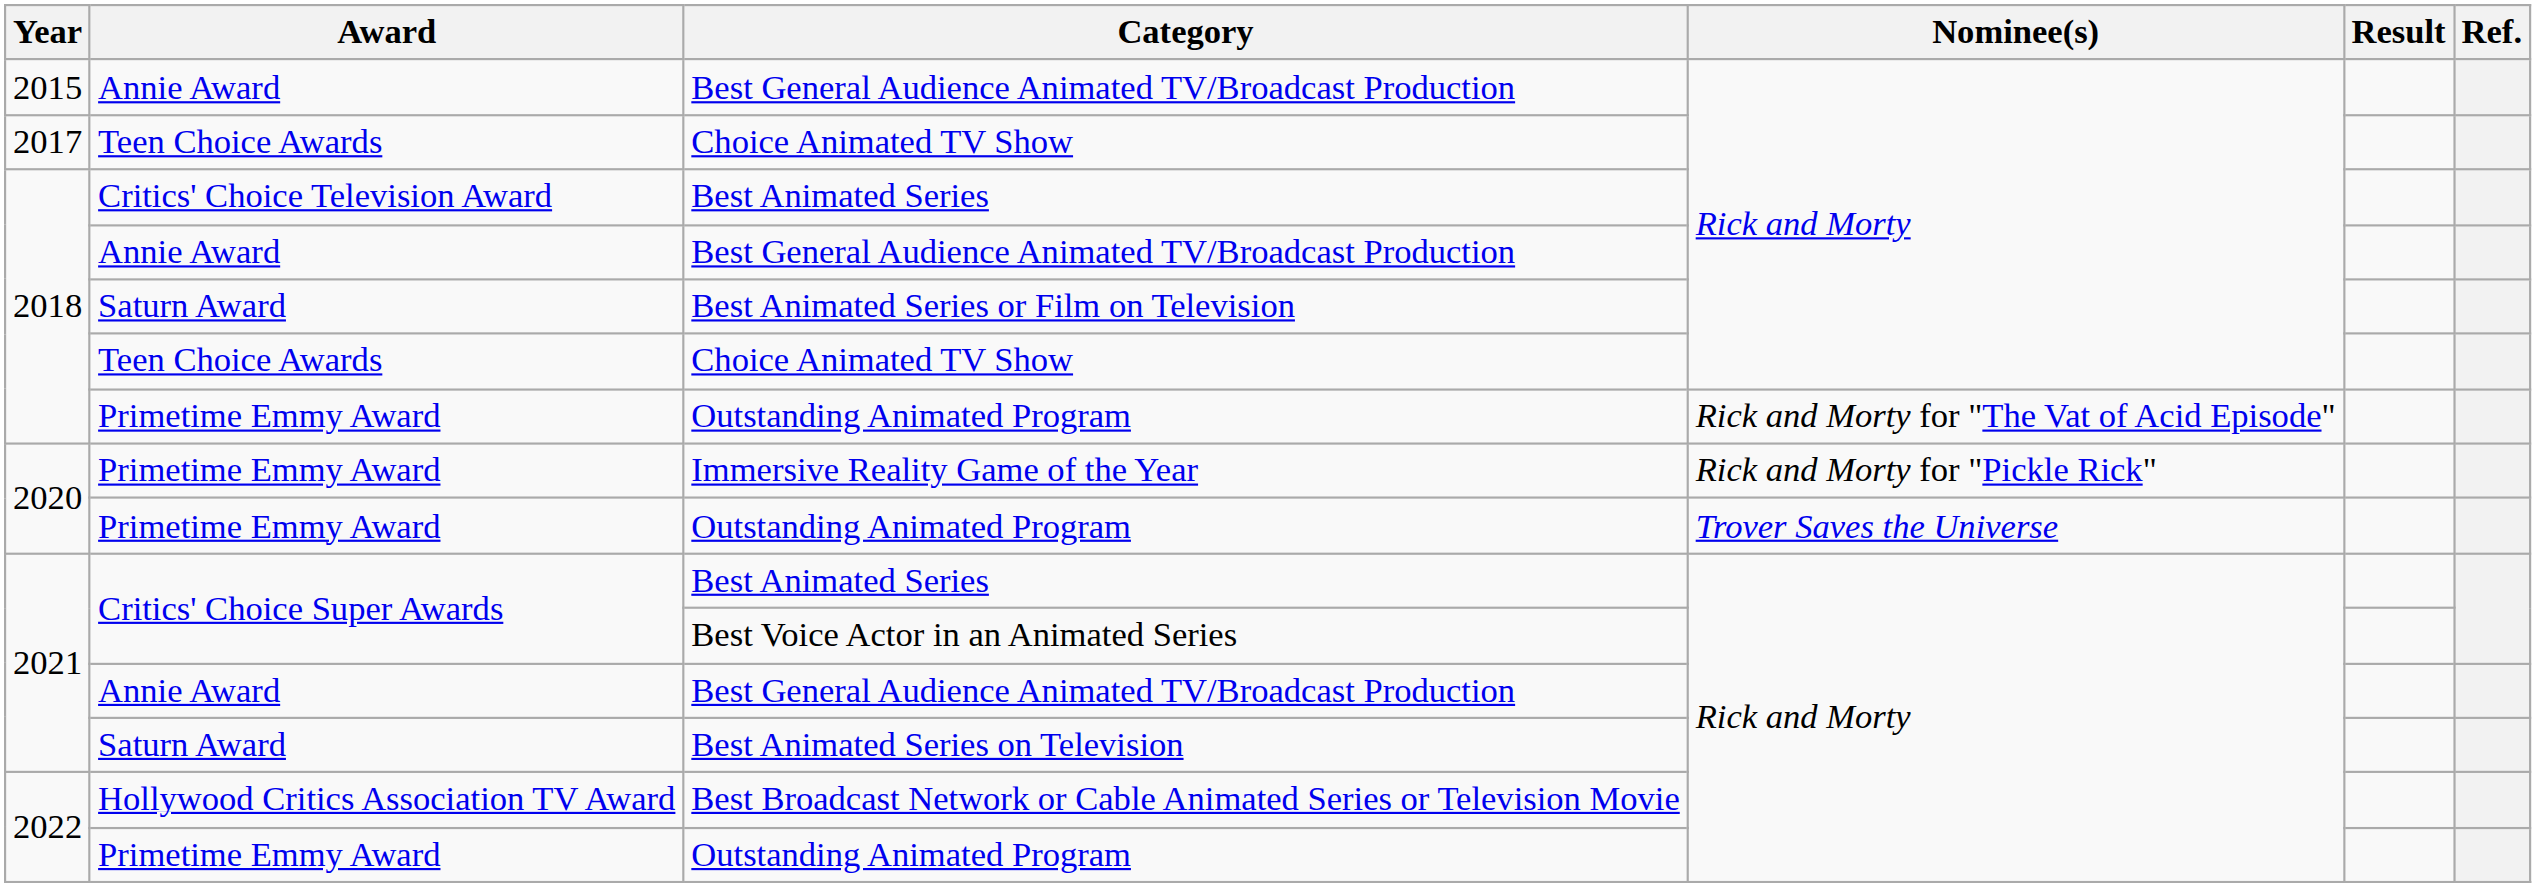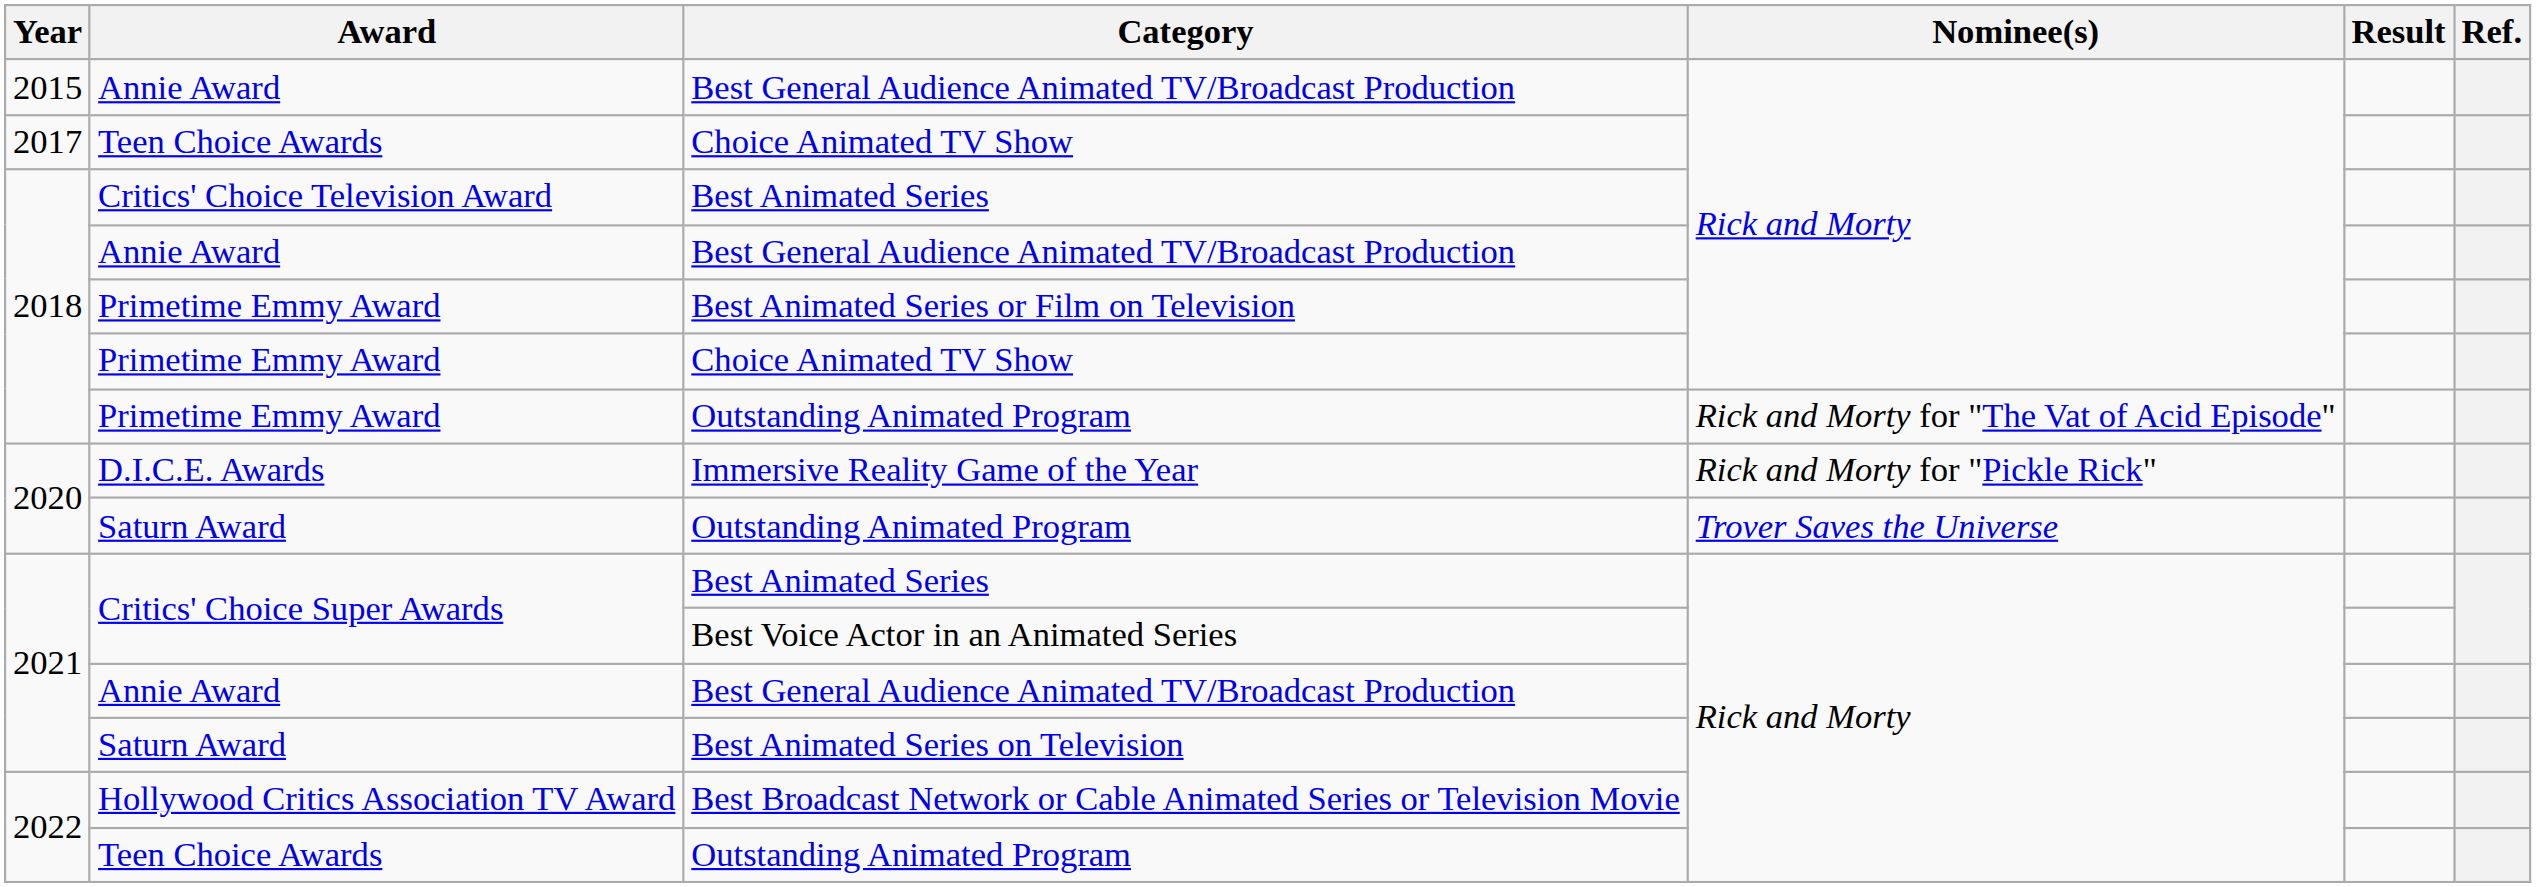(192, 305) Saturn Award -> (269, 305) Primetime Emmy Award
(240, 360) Teen Choice Awards -> (269, 360) Primetime Emmy Award
(269, 470) Primetime Emmy Award -> (211, 470) D.I.C.E. Awards
(269, 525) Primetime Emmy Award -> (192, 525) Saturn Award
(269, 854) Primetime Emmy Award -> (240, 854) Teen Choice Awards
